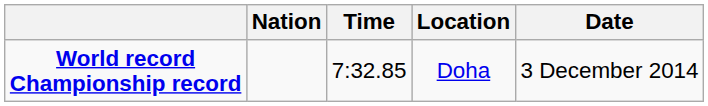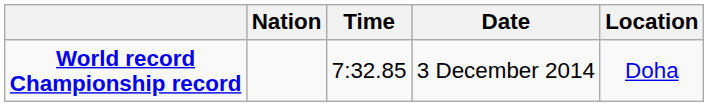columns swapped: (463, 22) <-> (609, 22)
